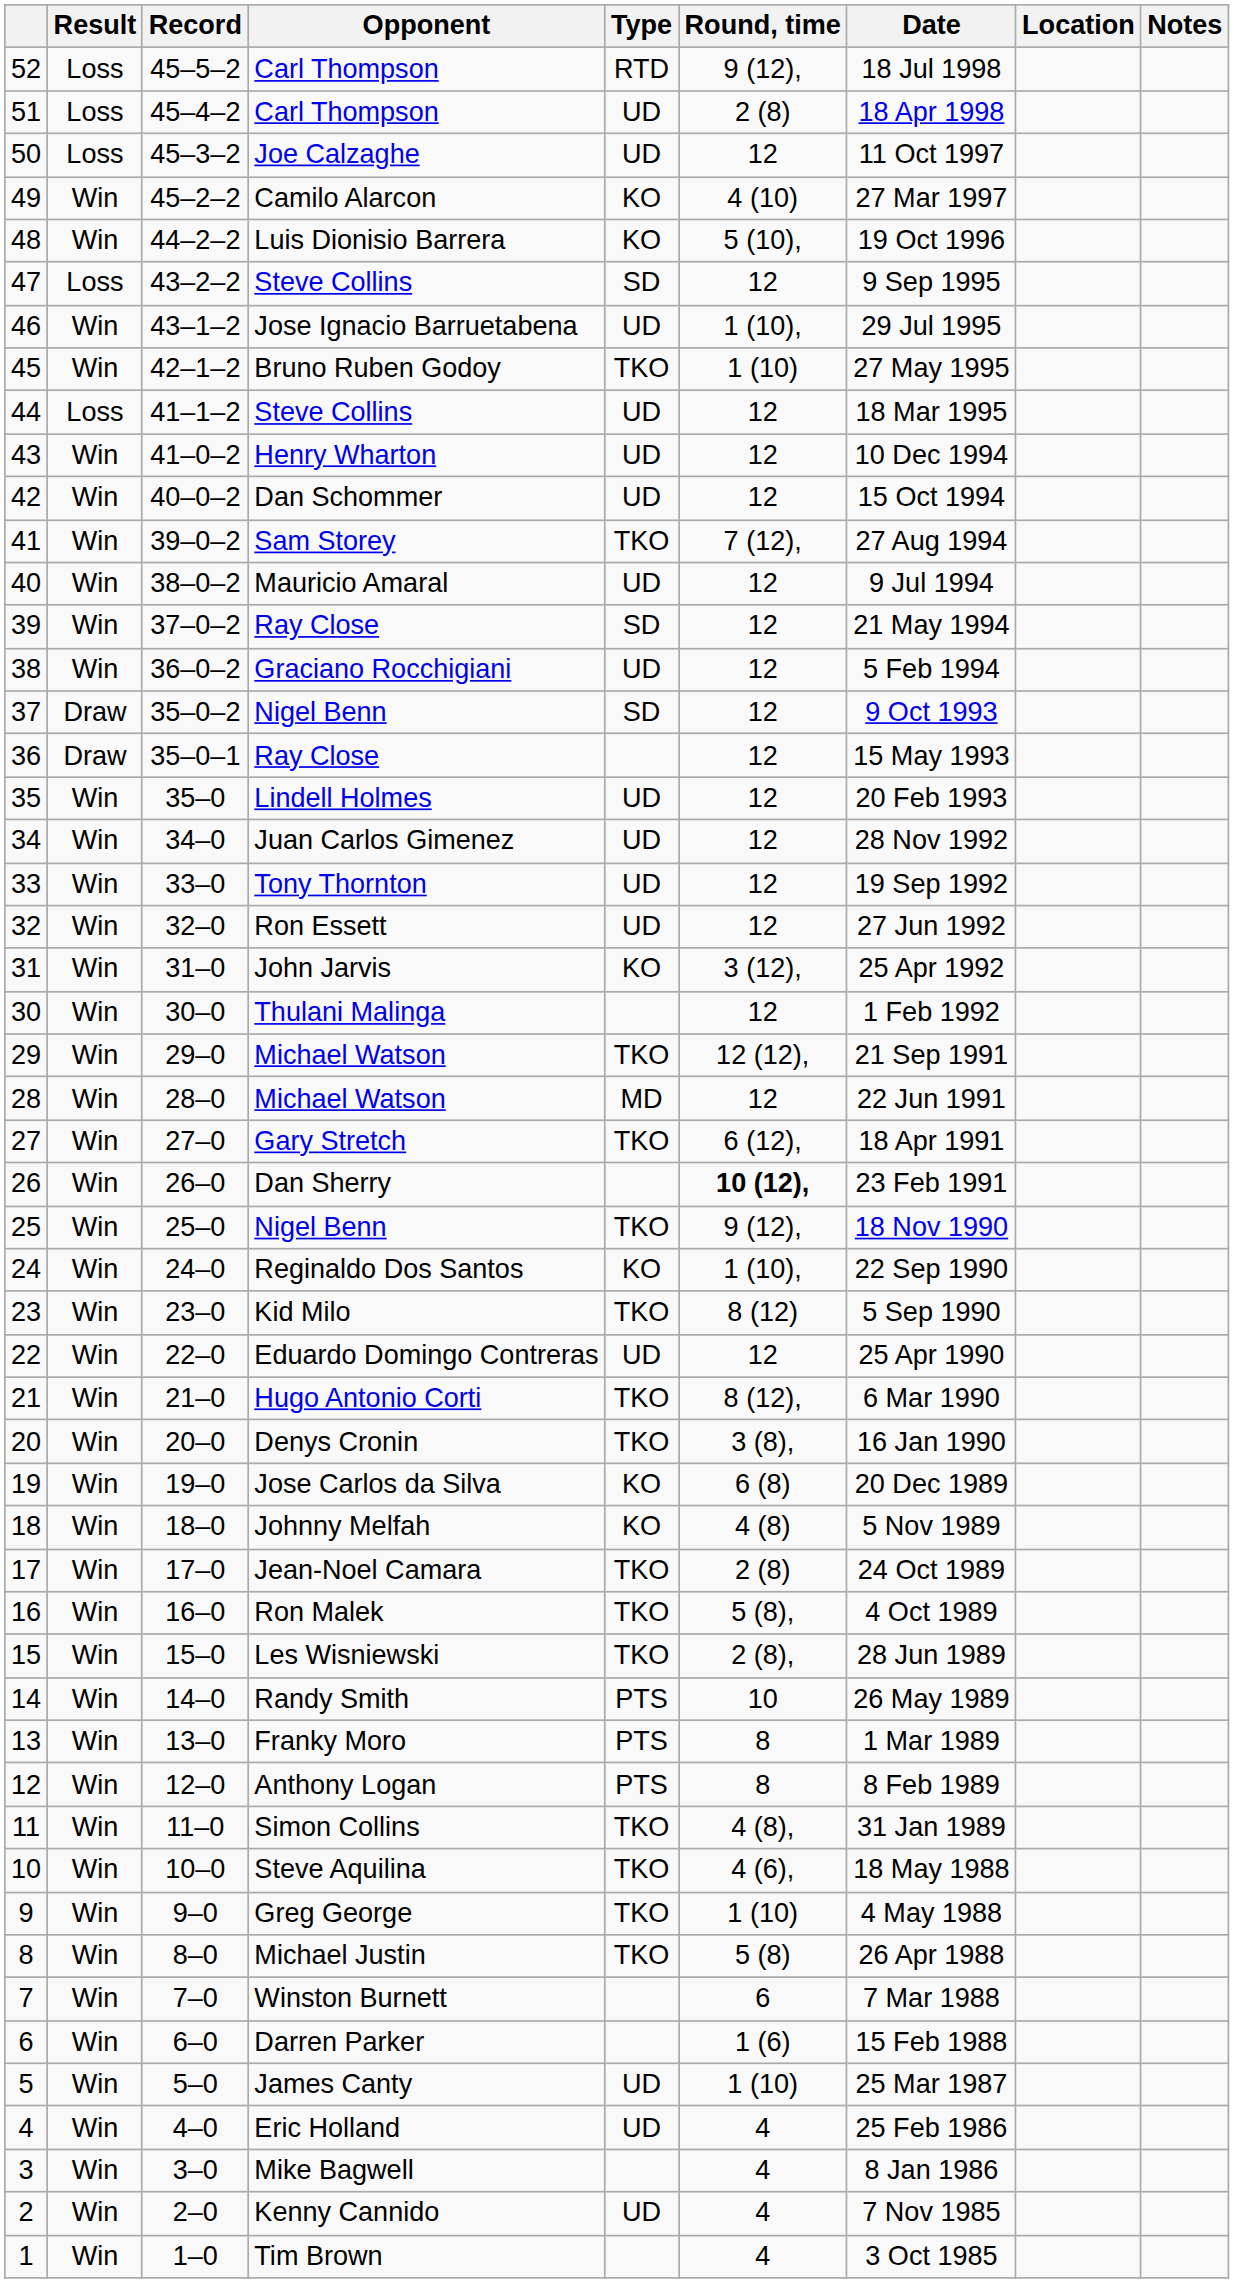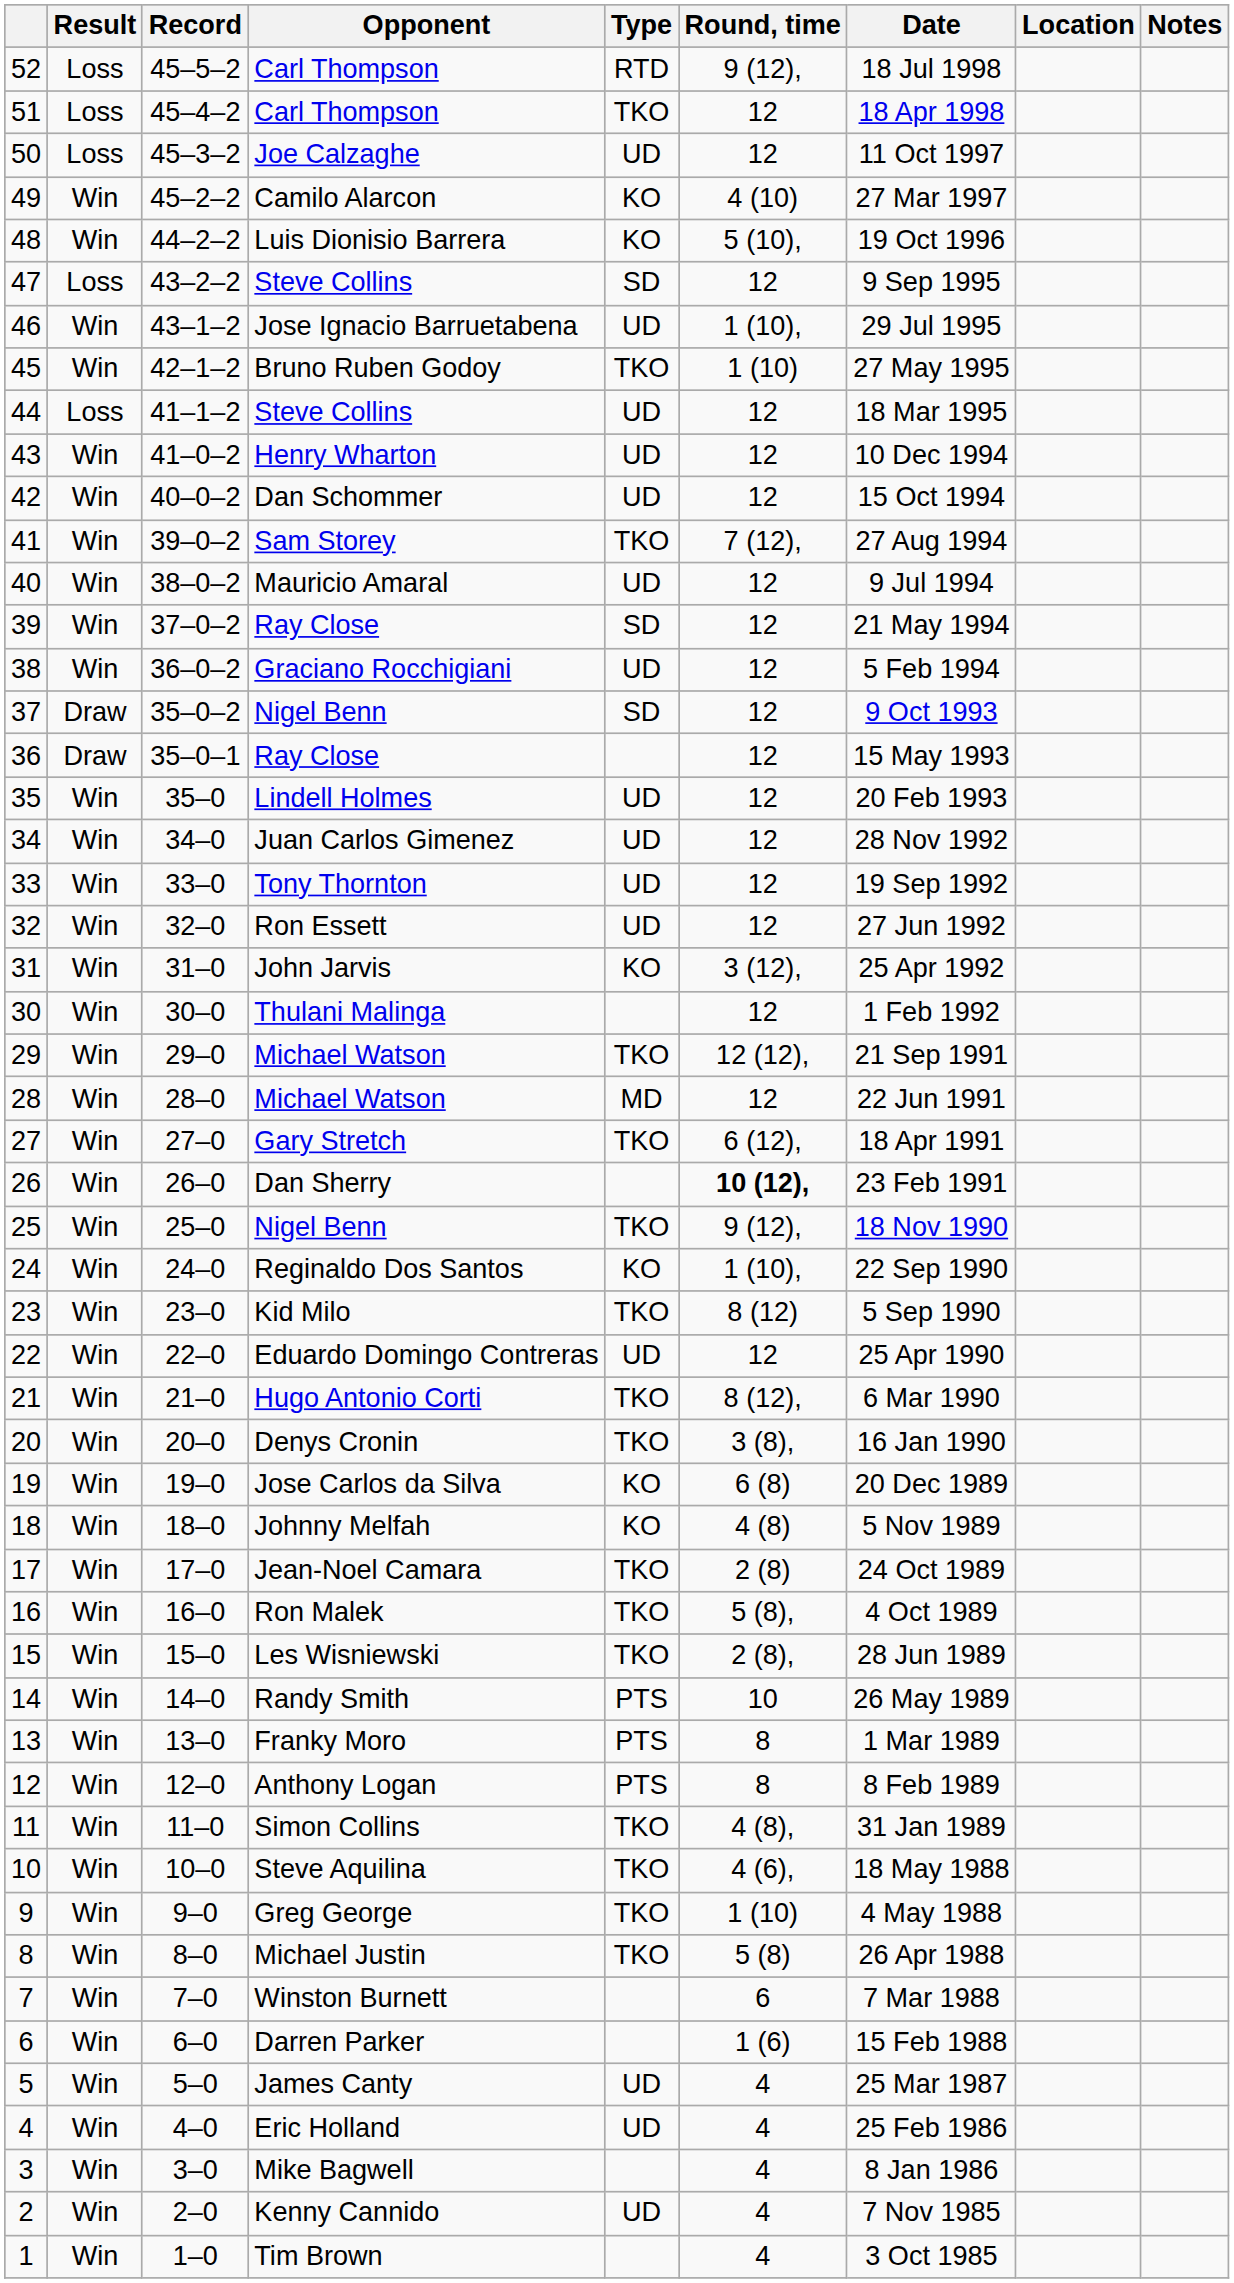(642, 111) UD -> (642, 111) TKO
(763, 111) 2 (8) -> (763, 111) 12
(763, 2084) 1 (10) -> (763, 2084) 4
